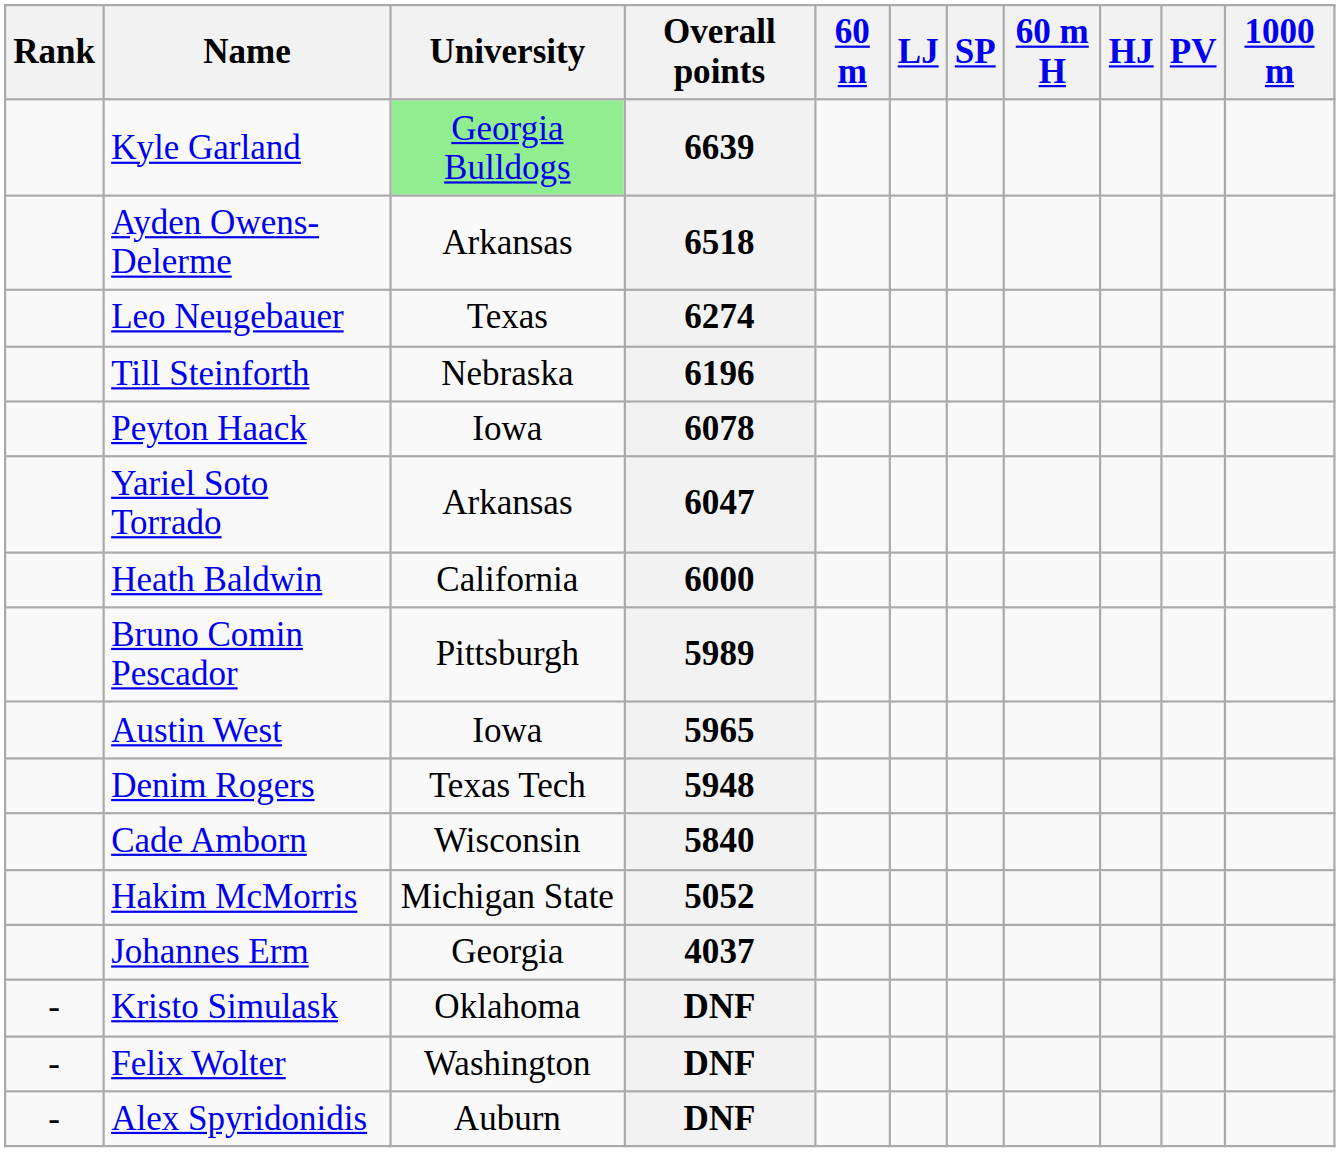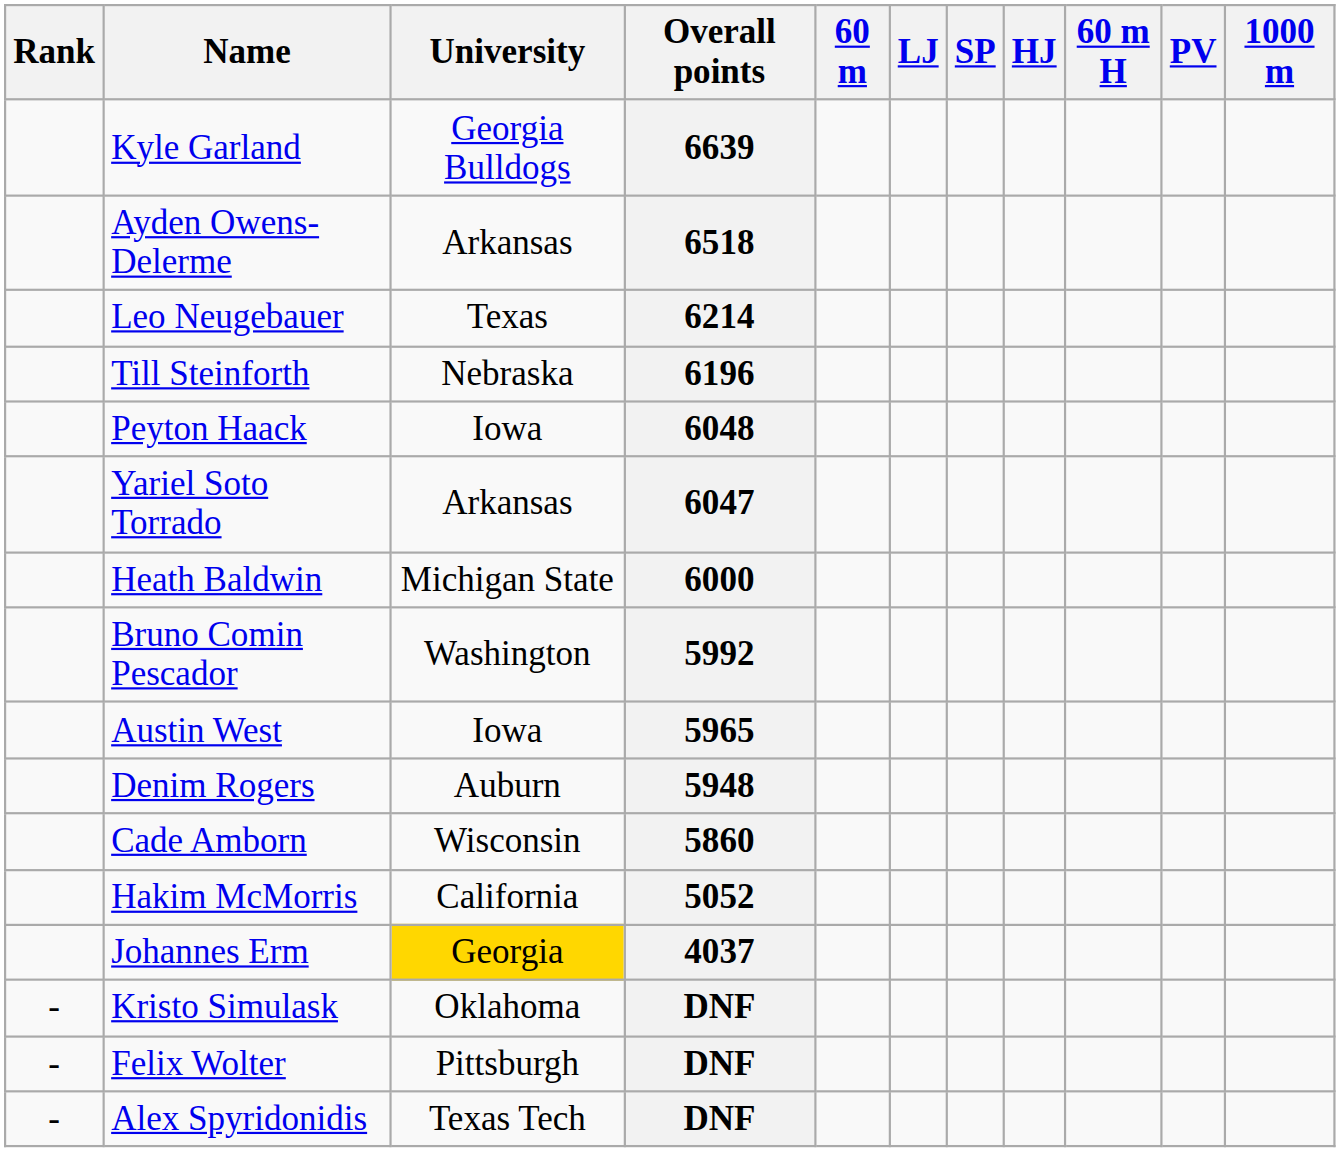columns swapped: (1131, 51) <-> (1052, 51)
(507, 146) lightgreen background -> (507, 146) no background
(719, 317) 6274 -> (719, 317) 6214
(719, 428) 6078 -> (719, 428) 6048
(507, 578) California -> (507, 578) Michigan State
(507, 654) Pittsburgh -> (507, 654) Washington
(719, 654) 5989 -> (719, 654) 5992
(507, 785) Texas Tech -> (507, 785) Auburn
(719, 840) 5840 -> (719, 840) 5860
(507, 896) Michigan State -> (507, 896) California
(507, 951) no background -> (507, 951) gold background
(507, 1062) Washington -> (507, 1062) Pittsburgh
(507, 1118) Auburn -> (507, 1118) Texas Tech
